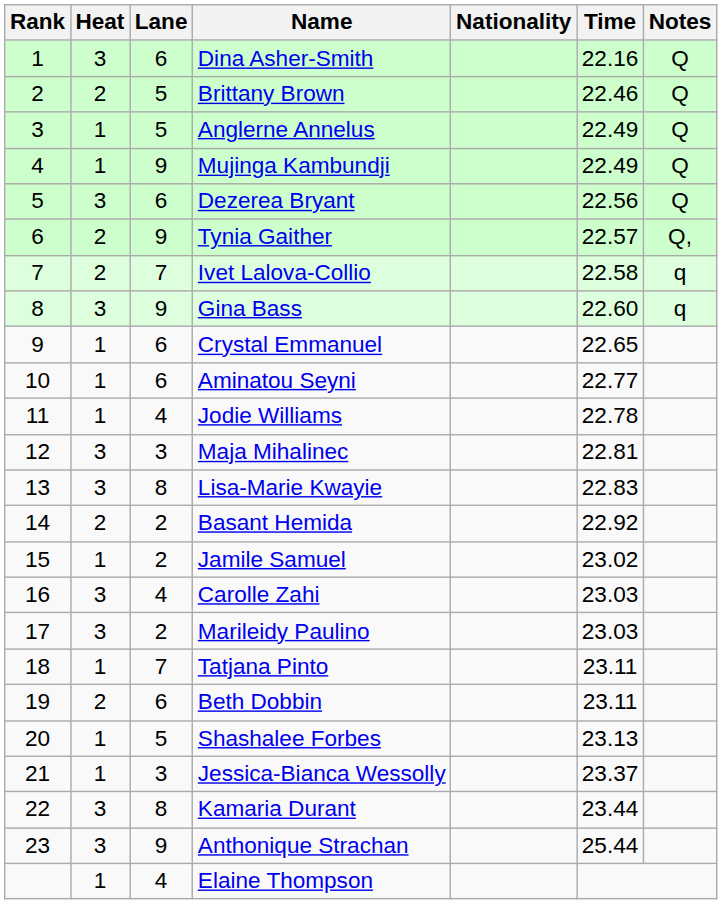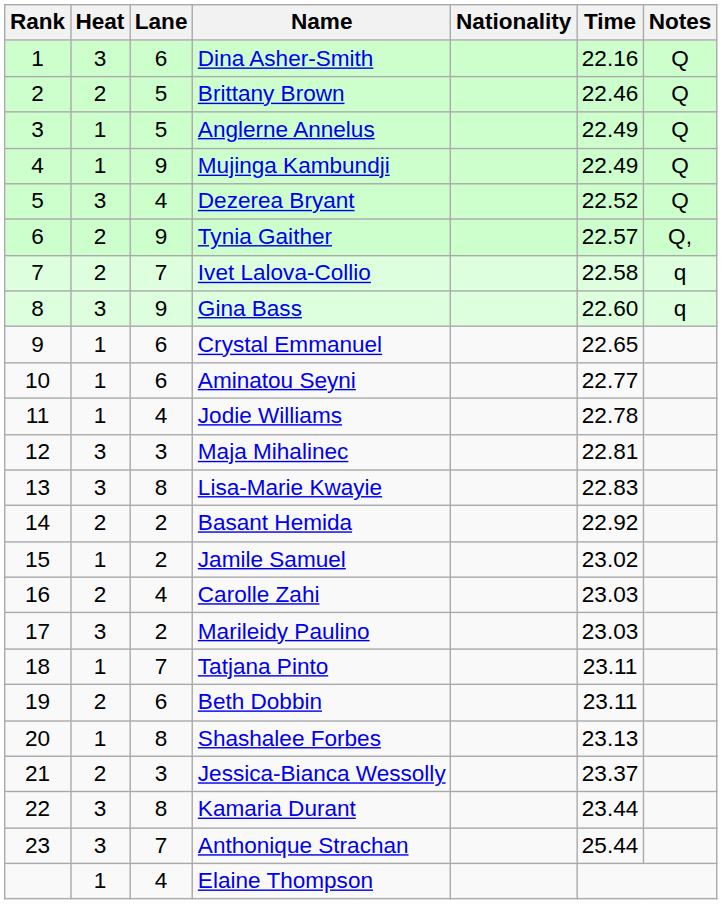(161, 201) 6 -> (161, 201) 4
(610, 201) 22.56 -> (610, 201) 22.52
(100, 594) 3 -> (100, 594) 2
(161, 737) 5 -> (161, 737) 8
(100, 773) 1 -> (100, 773) 2
(161, 845) 9 -> (161, 845) 7
